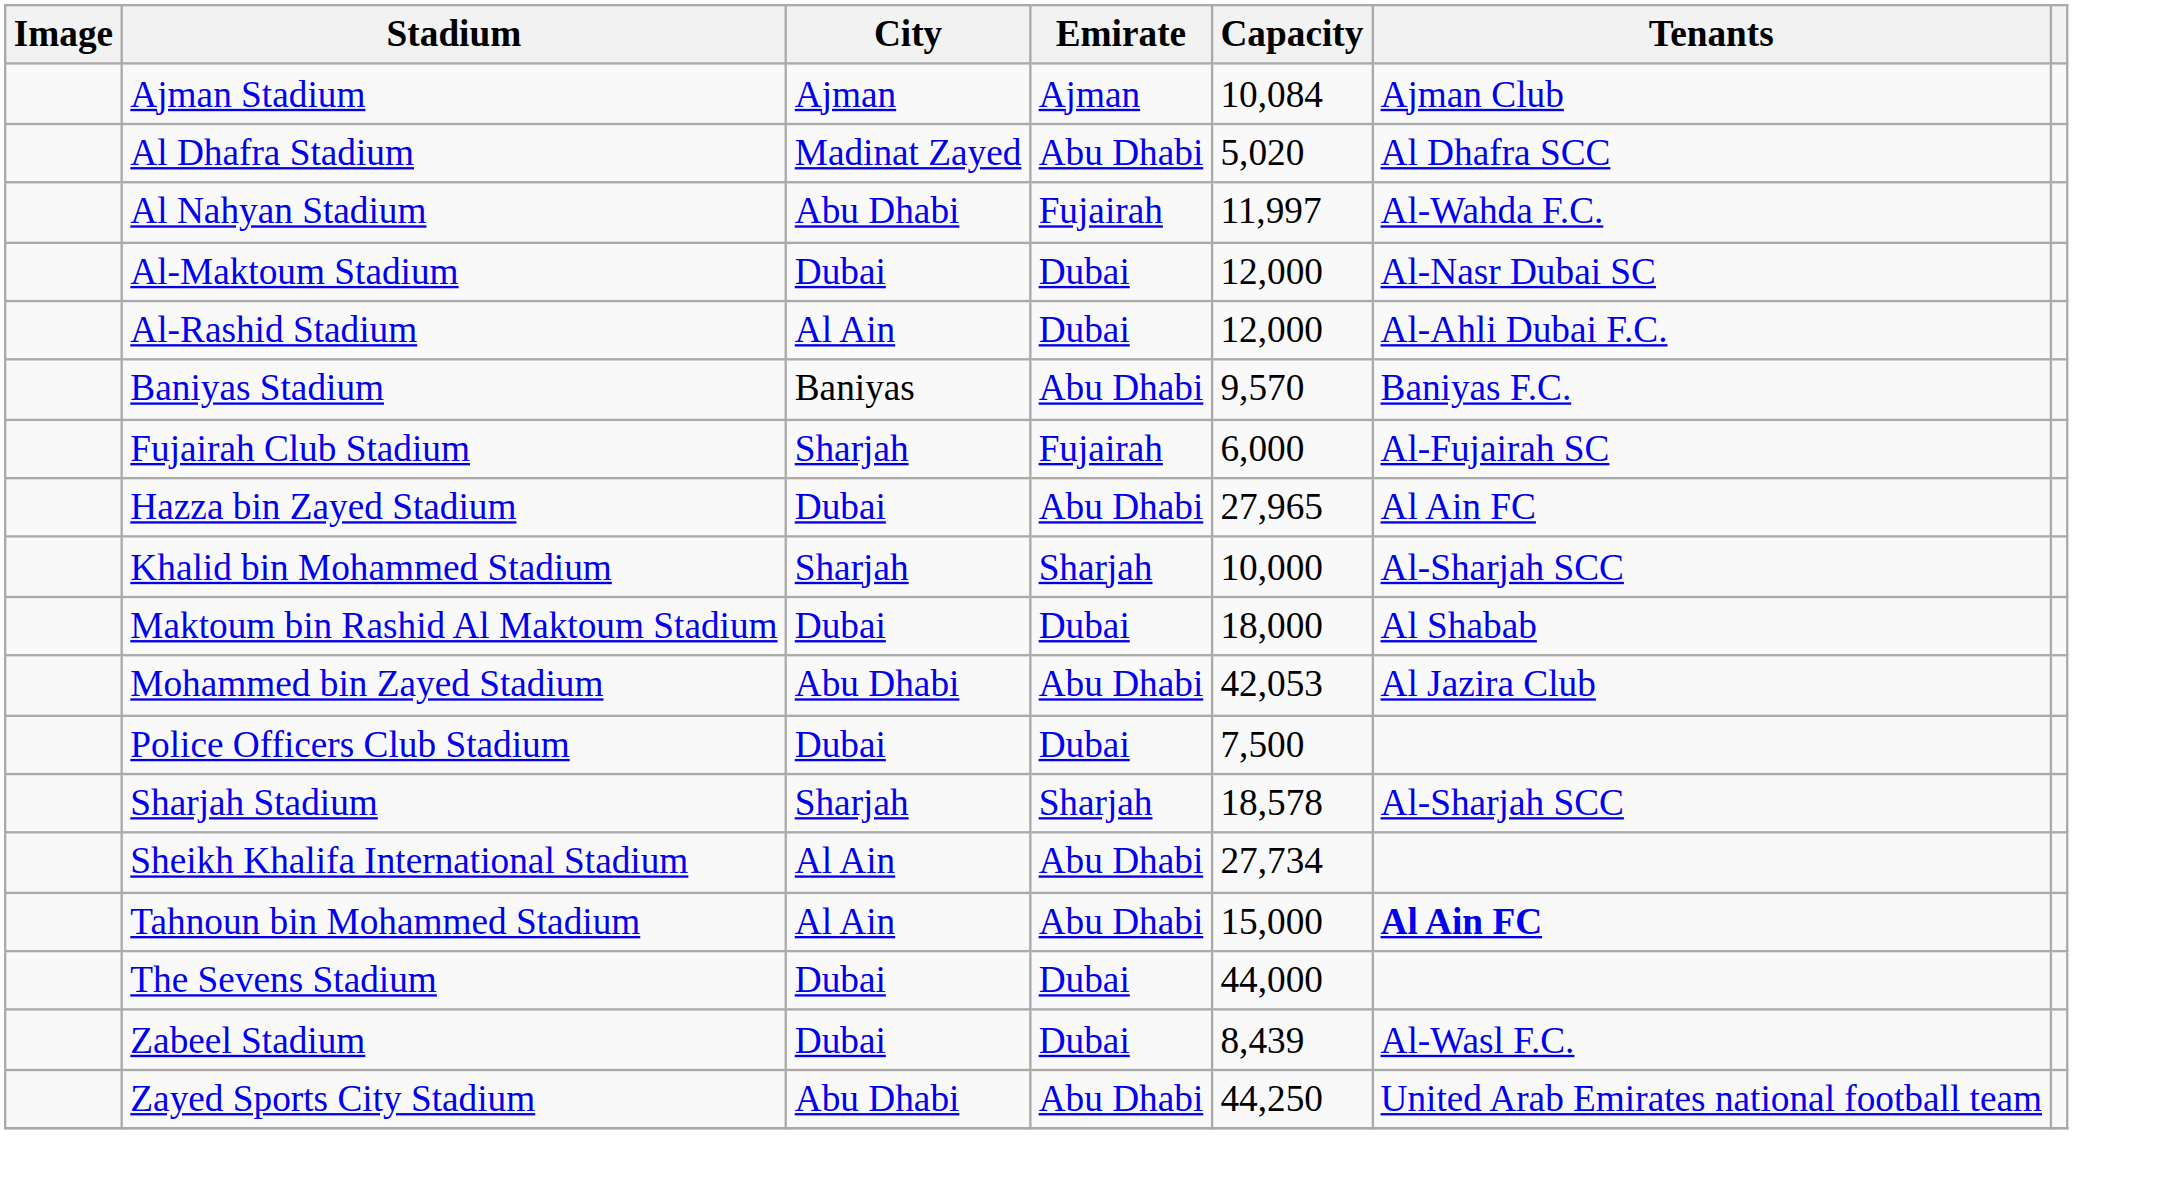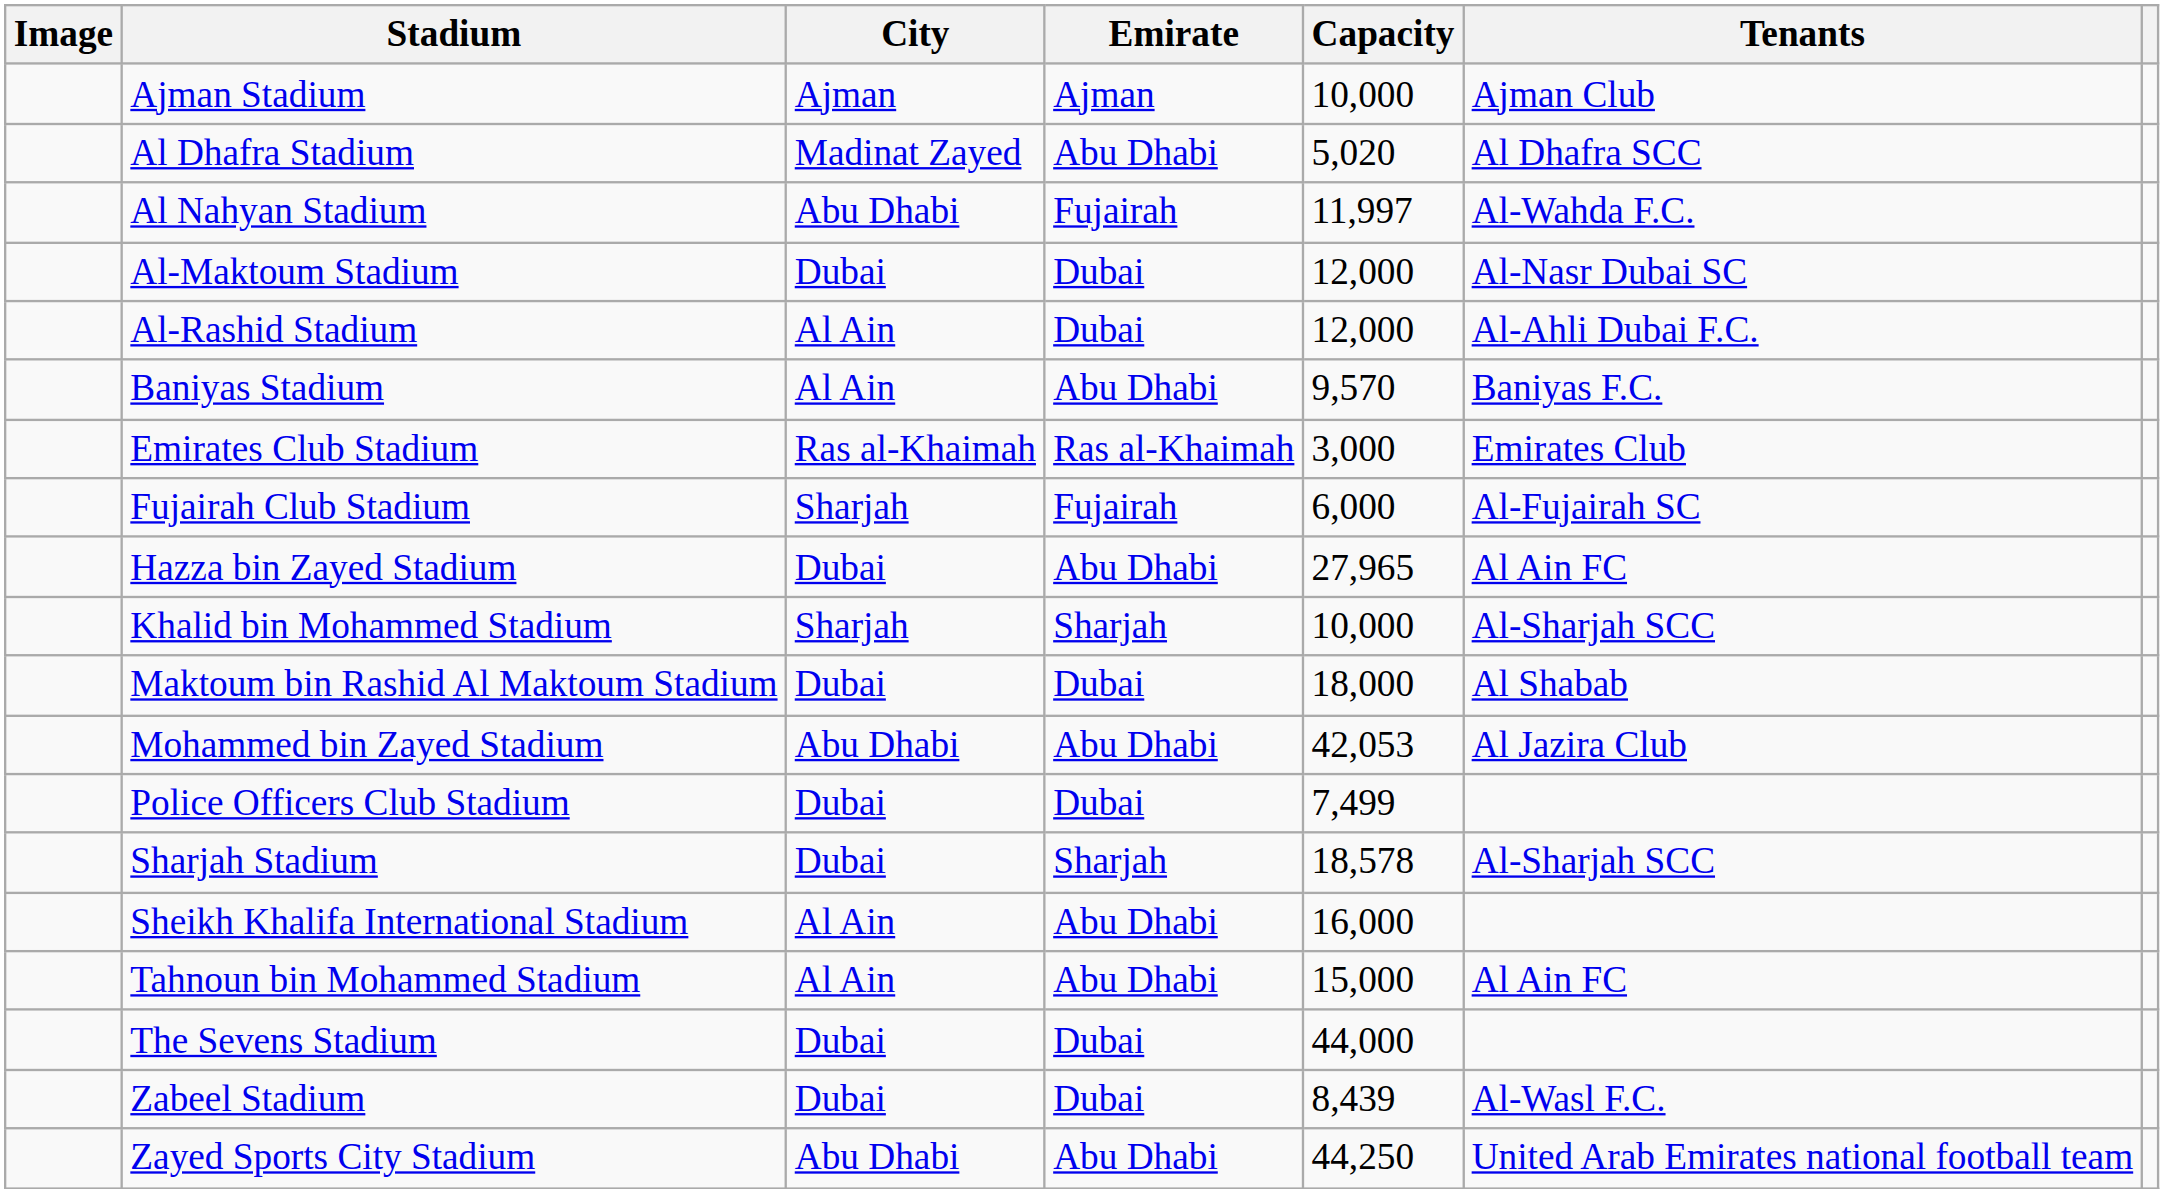(1272, 93) 10,084 -> (1363, 93) 10,000
(855, 388) Baniyas -> (845, 388) Al Ain
+ row: (304, 447)
(1262, 743) 7,500 -> (1354, 802) 7,499
(852, 802) Sharjah -> (840, 861) Dubai
(1272, 861) 27,734 -> (1363, 920) 16,000
(1461, 920) bold -> (1549, 980) normal
